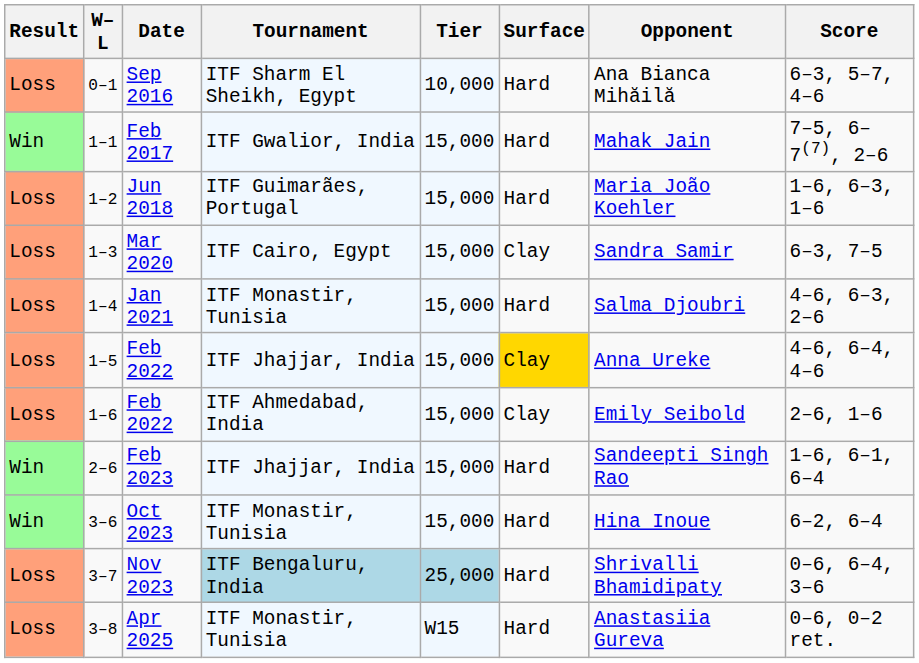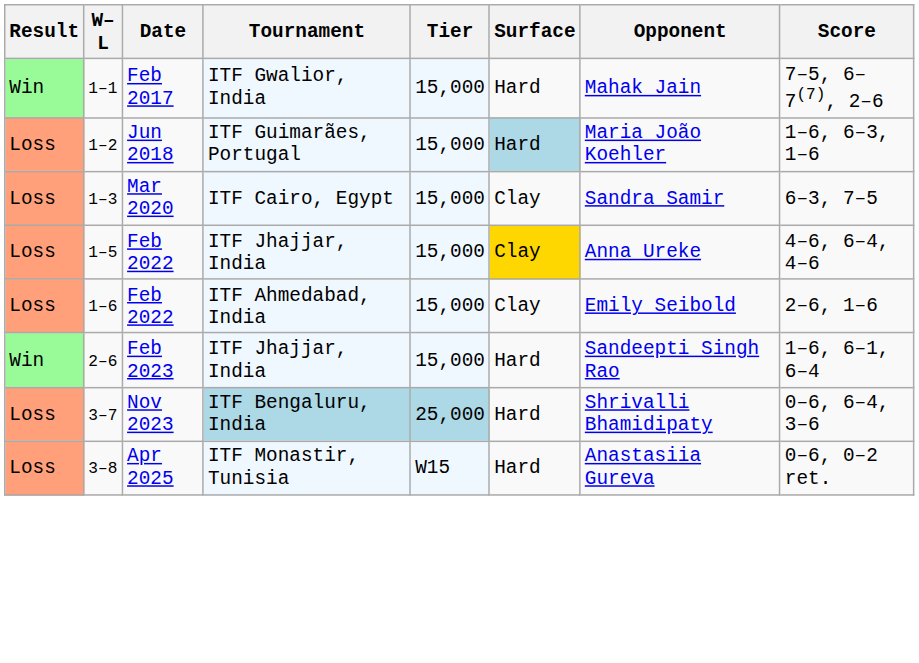- row: (103, 86)
(527, 198) no background -> (517, 145) lightblue background
- row: (103, 307)
- row: (103, 523)
